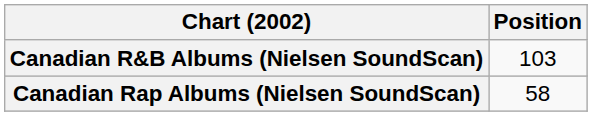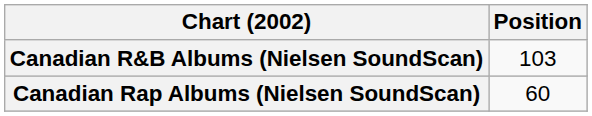(538, 93) 58 -> (538, 93) 60
